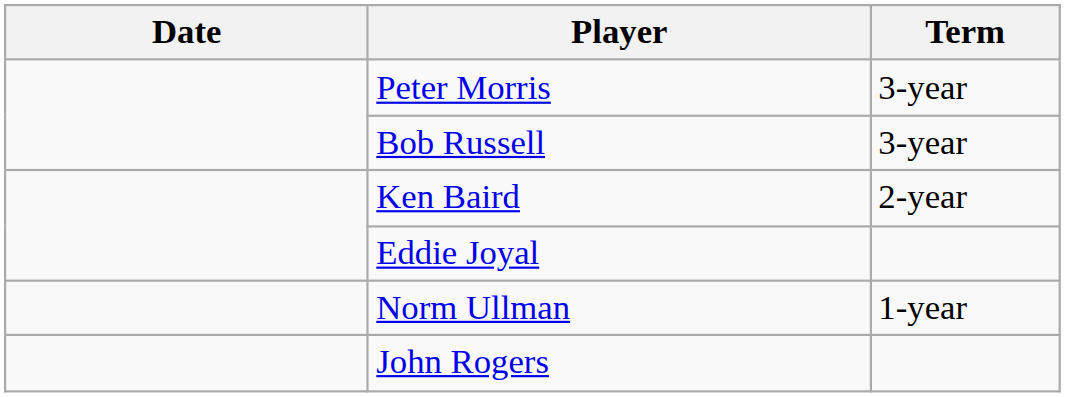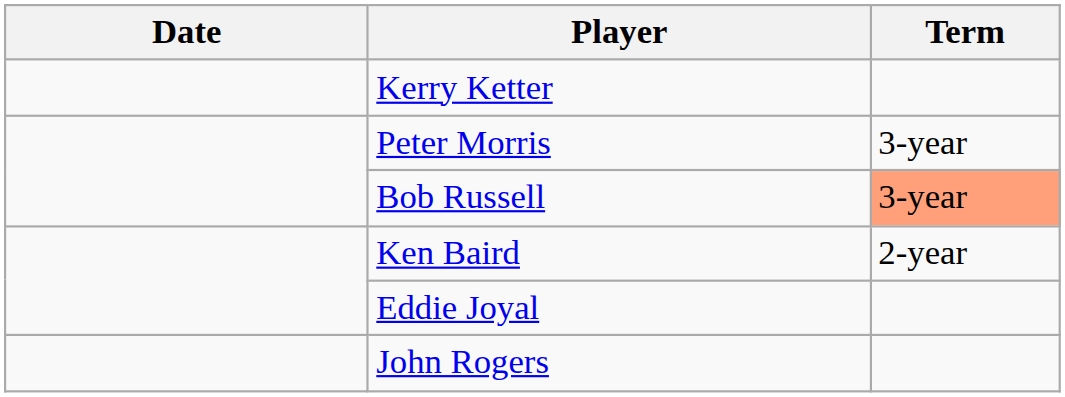+ row: (464, 87)
(923, 142) no background -> (923, 197) lightsalmon background
- row: (473, 307)
